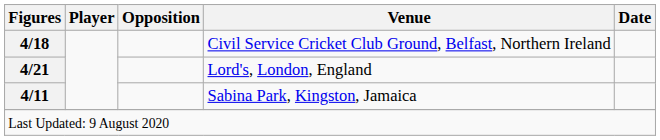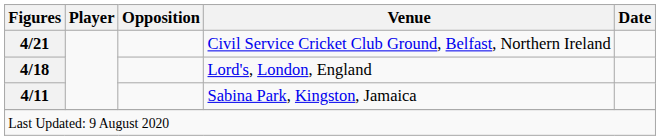(35, 43) 4/18 -> (35, 43) 4/21
(35, 69) 4/21 -> (35, 69) 4/18
